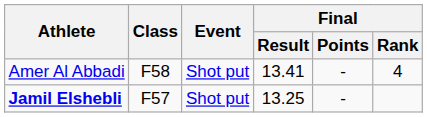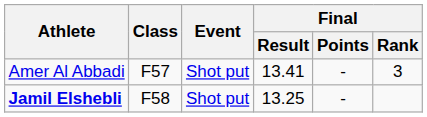(155, 72) F58 -> (155, 72) F57
(398, 72) 4 -> (398, 72) 3
(155, 99) F57 -> (155, 99) F58
